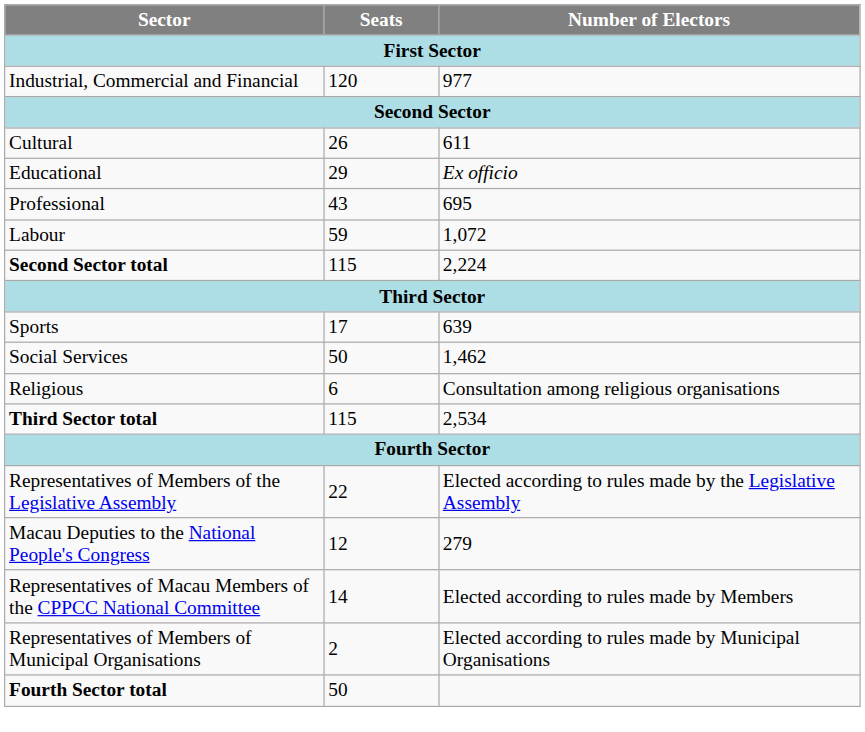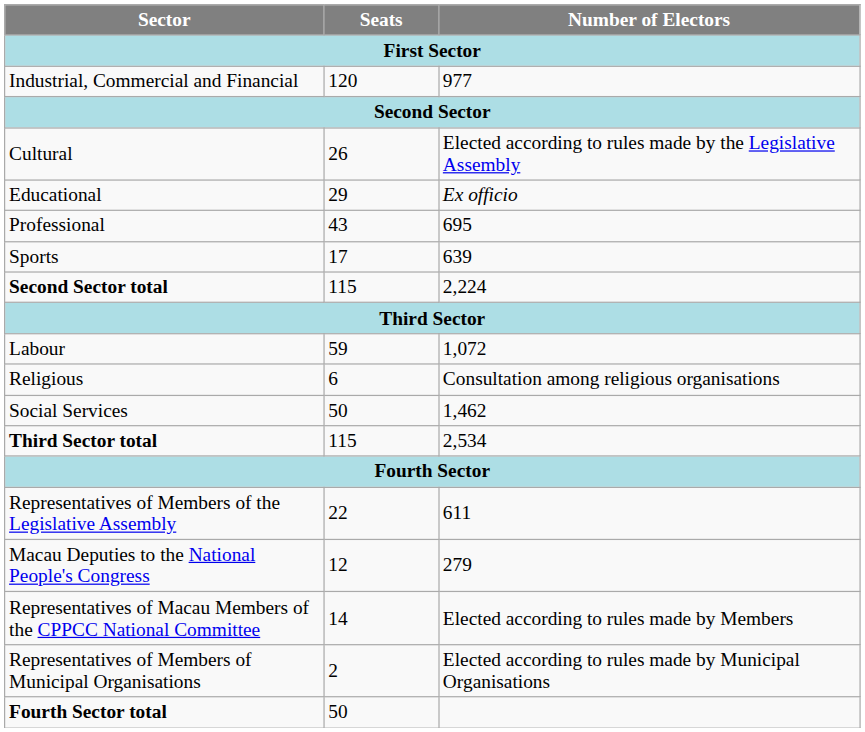(457, 142) 611 -> (639, 153) Elected according to rules made by the Legislative Assembly
rows swapped: (34, 326) <-> (37, 234)
rows swapped: (68, 357) <-> (46, 388)
(639, 491) Elected according to rules made by the Legislative Assembly -> (457, 513) 611
